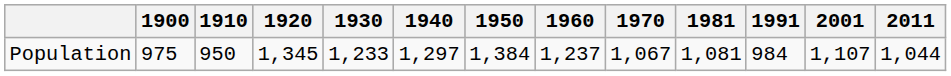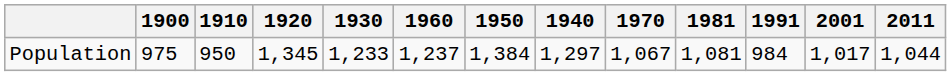columns swapped: (429, 21) <-> (570, 21)
(840, 54) 1,107 -> (840, 54) 1,017
